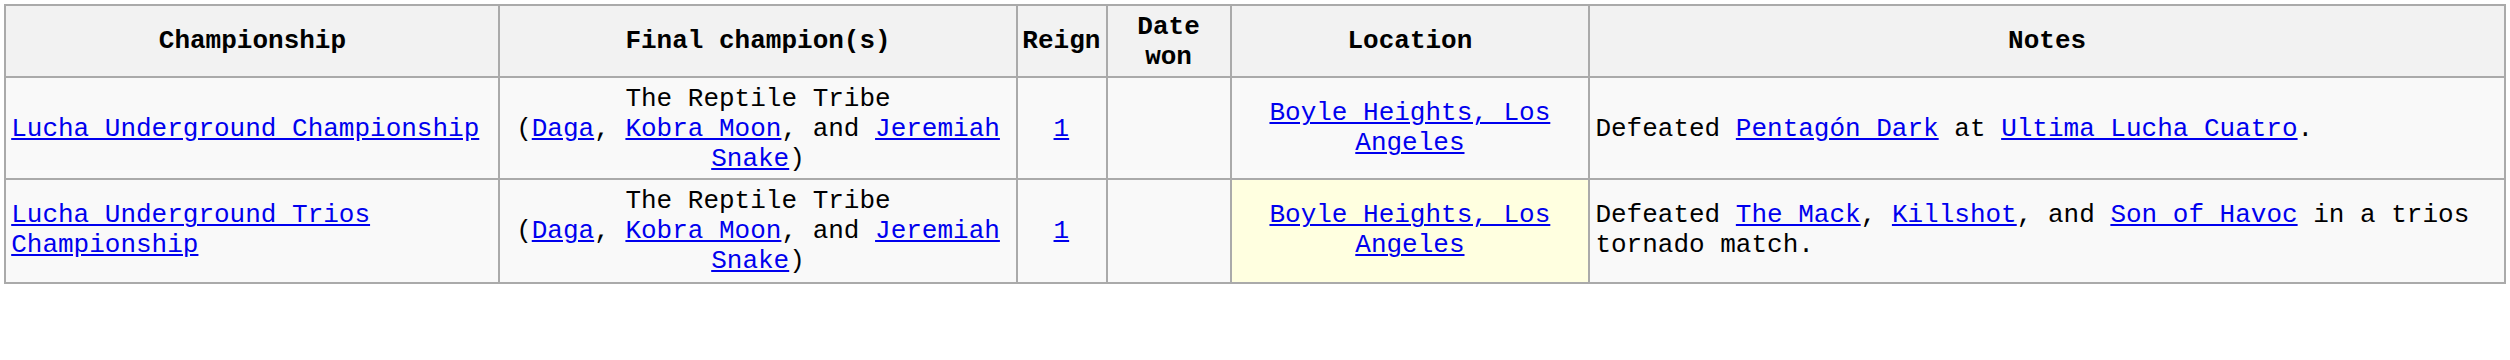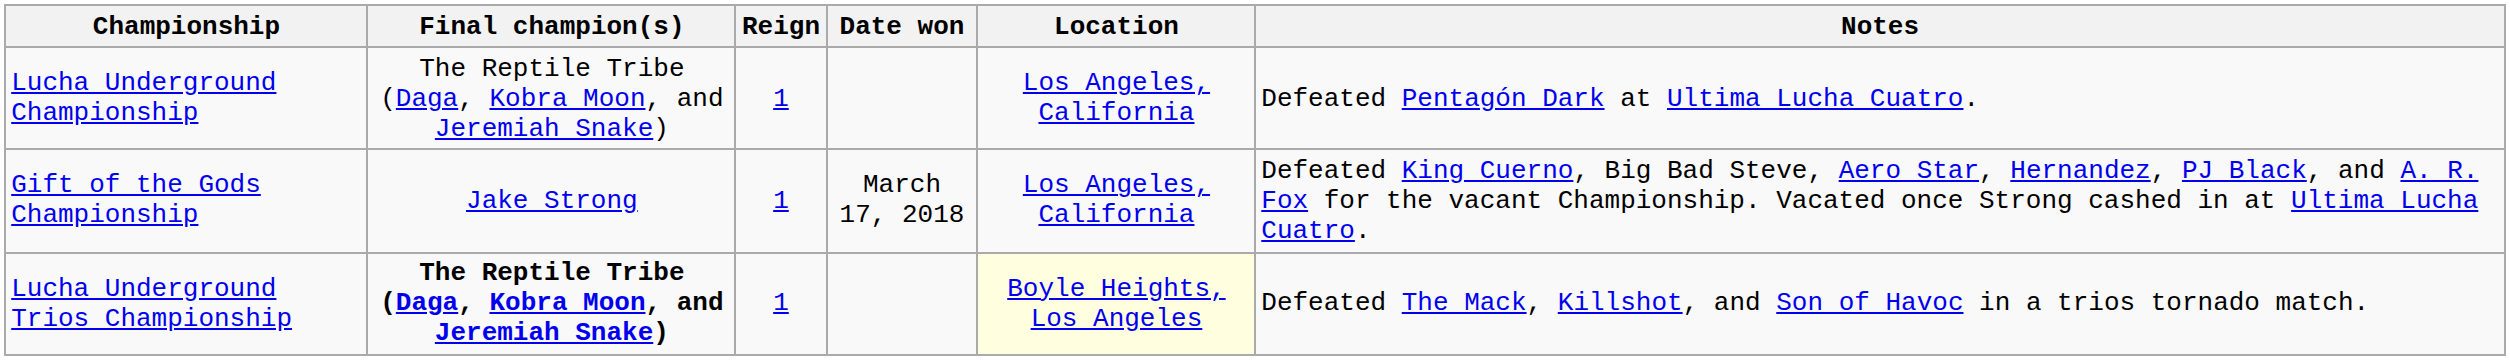(1410, 129) Boyle Heights, Los Angeles -> (1116, 99) Los Angeles, California
+ row: (136, 201)
(758, 231) normal -> (552, 303) bold
